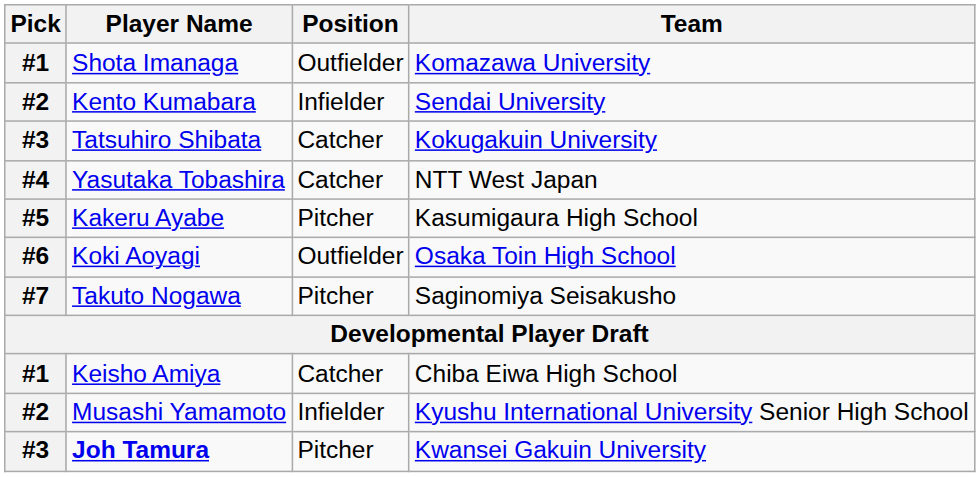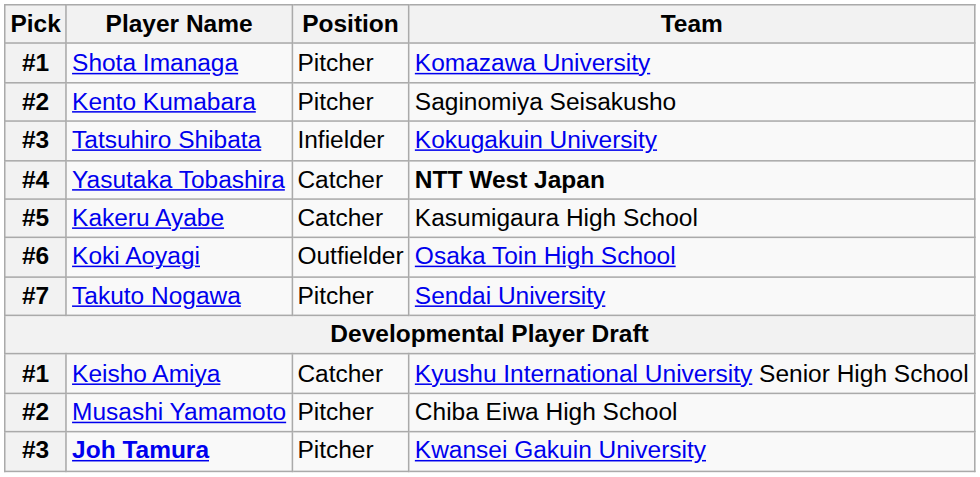(350, 62) Outfielder -> (336, 62) Pitcher
(341, 101) Infielder -> (336, 101) Pitcher
(510, 101) Sendai University -> (545, 101) Saginomiya Seisakusho
(340, 140) Catcher -> (341, 140) Infielder
(506, 179) normal -> (510, 179) bold
(336, 218) Pitcher -> (340, 218) Catcher
(545, 295) Saginomiya Seisakusho -> (510, 295) Sendai University
(546, 373) Chiba Eiwa High School -> (692, 373) Kyushu International University Senior High School
(341, 412) Infielder -> (336, 412) Pitcher
(692, 412) Kyushu International University Senior High School -> (546, 412) Chiba Eiwa High School
